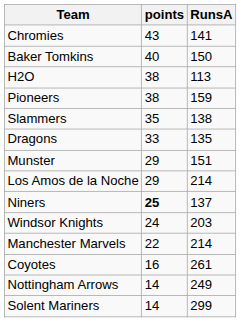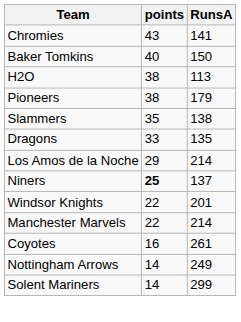(201, 98) 159 -> (201, 98) 179
- row: (31, 160)
(152, 222) 24 -> (152, 202) 22
(201, 222) 203 -> (201, 202) 201
